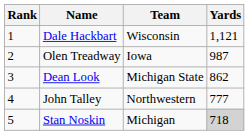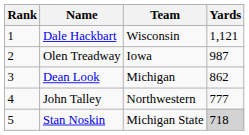(165, 78) Michigan State -> (151, 78) Michigan
(151, 119) Michigan -> (165, 119) Michigan State
